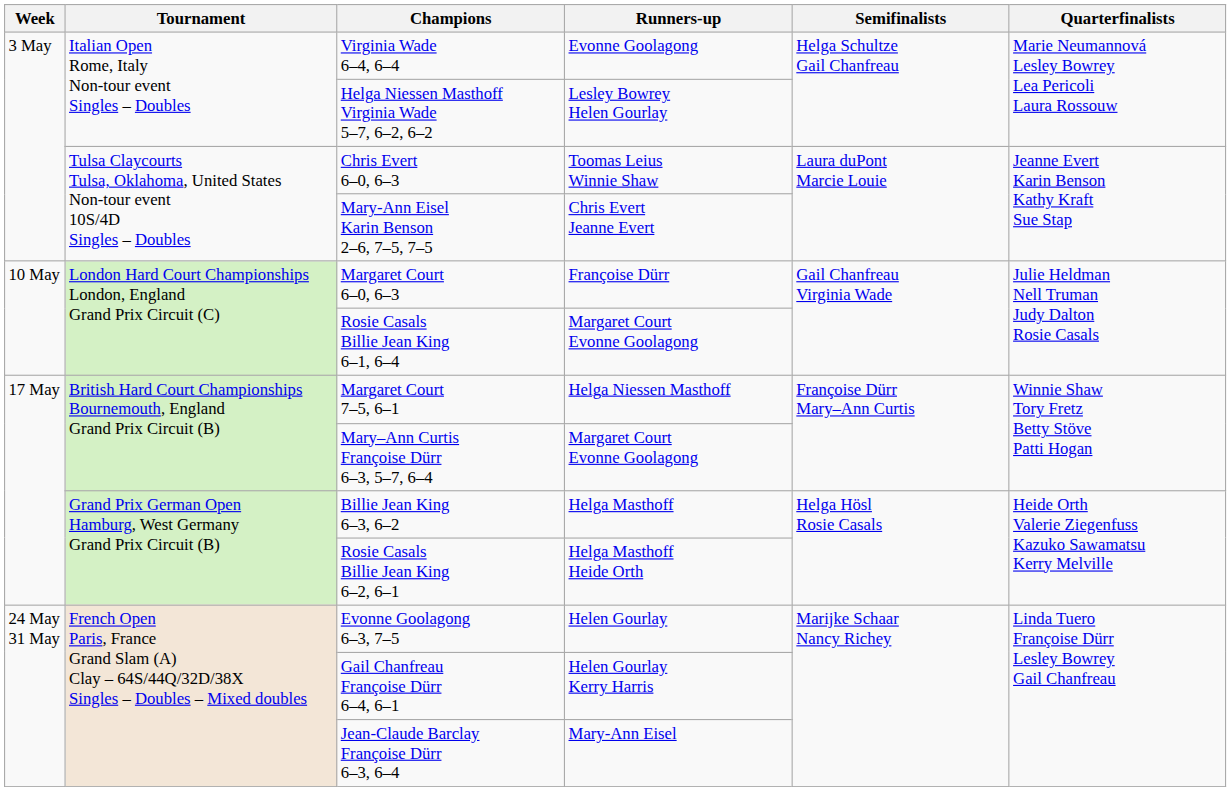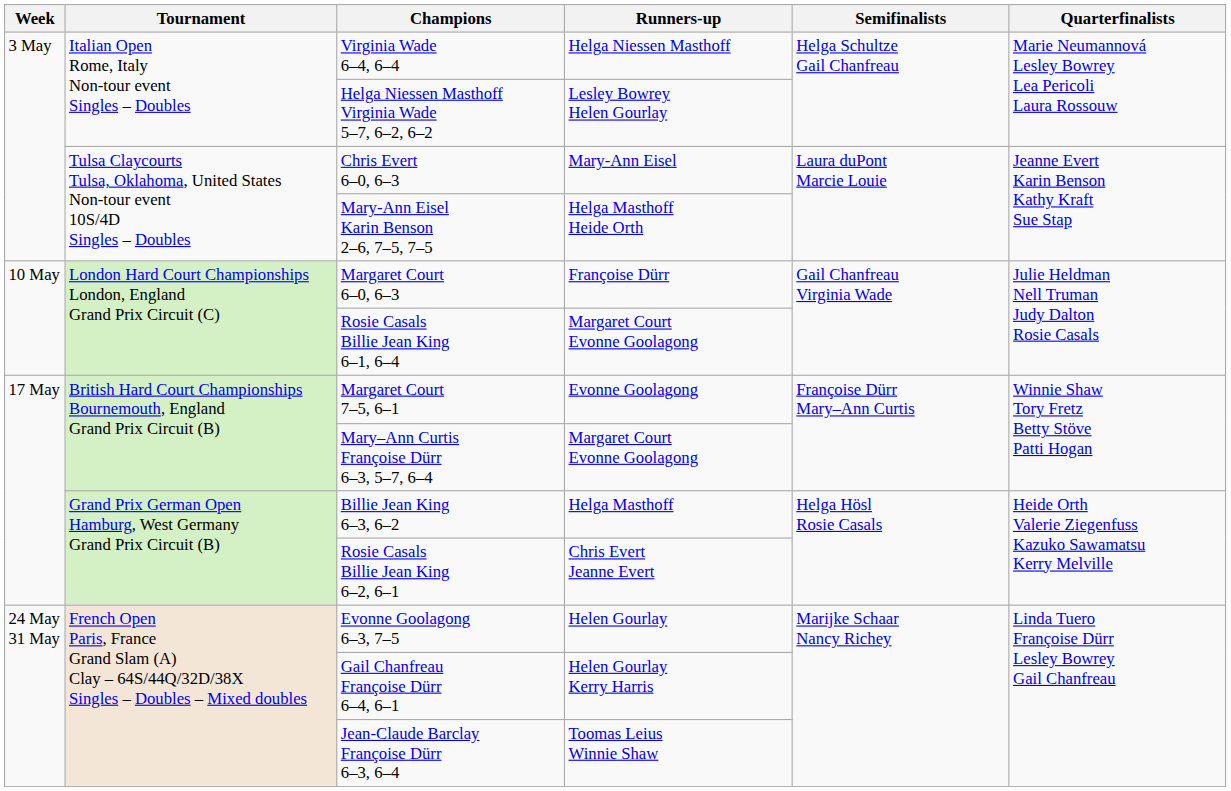(633, 46) Evonne Goolagong -> (650, 46) Helga Niessen Masthoff
(616, 170) Toomas Leius Winnie Shaw -> (623, 160) Mary-Ann Eisel
(611, 217) Chris Evert Jeanne Evert -> (621, 217) Helga Masthoff Heide Orth
(650, 389) Helga Niessen Masthoff -> (633, 389) Evonne Goolagong
(621, 561) Helga Masthoff Heide Orth -> (611, 561) Chris Evert Jeanne Evert
(623, 733) Mary-Ann Eisel -> (616, 743) Toomas Leius Winnie Shaw
